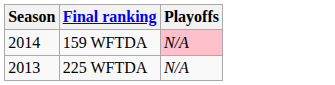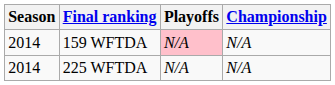+ column: (277, 17)
(24, 67) 2013 -> (24, 67) 2014
